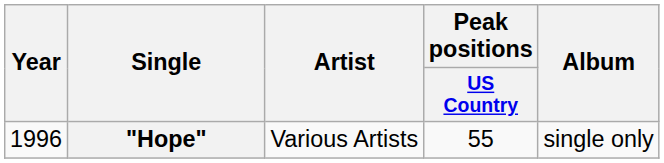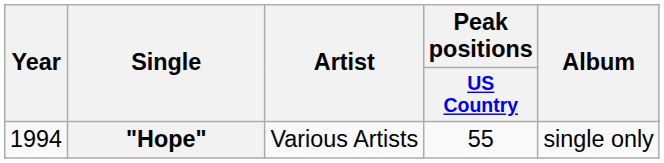(36, 139) 1996 -> (36, 139) 1994
